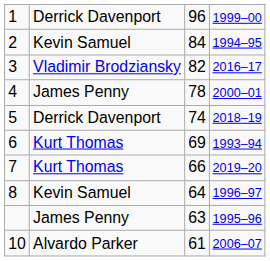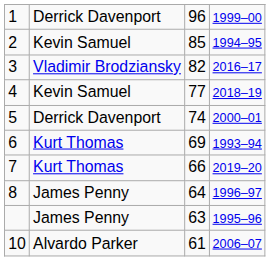(197, 42) 84 -> (197, 42) 85
(81, 92) James Penny -> (82, 92) Kevin Samuel
(197, 92) 78 -> (197, 92) 77
(237, 92) 2000–01 -> (237, 92) 2018–19
(237, 118) 2018–19 -> (237, 118) 2000–01
(82, 192) Kevin Samuel -> (81, 192) James Penny
